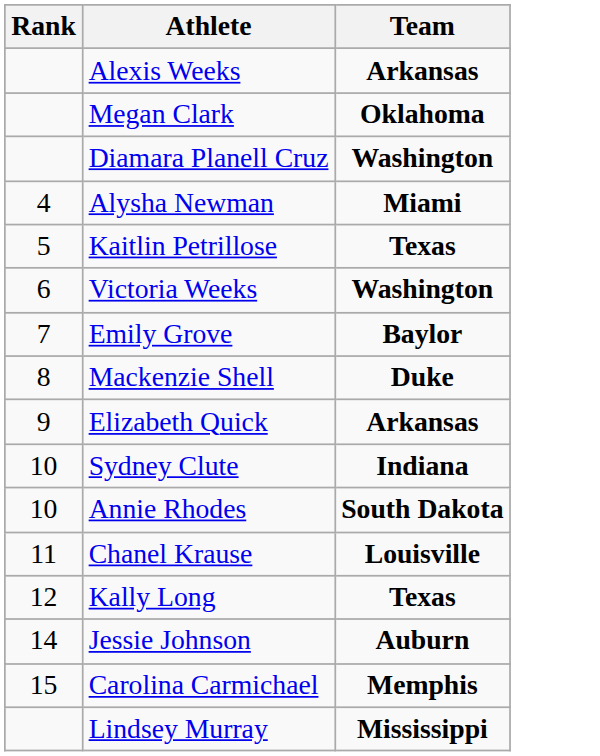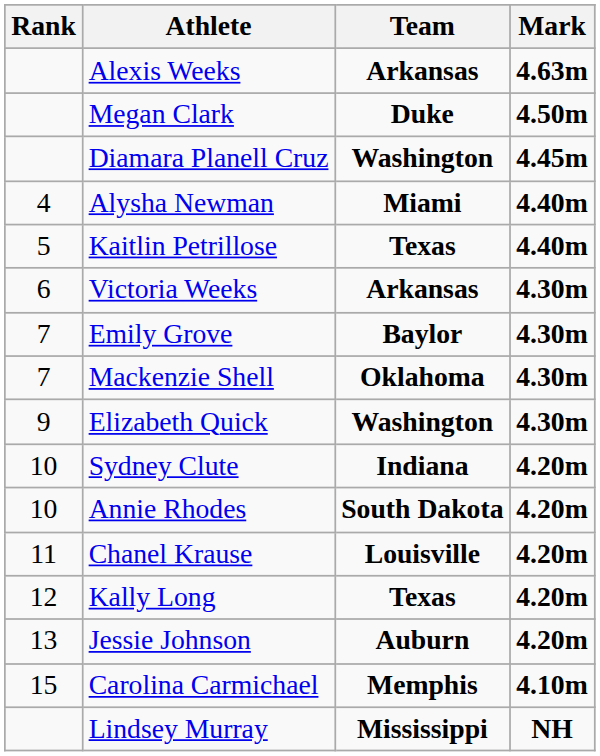+ column: (552, 26)
(422, 114) Oklahoma -> (422, 114) Duke
(422, 289) Washington -> (422, 289) Arkansas
(44, 377) 8 -> (44, 377) 7
(422, 377) Duke -> (422, 377) Oklahoma
(422, 421) Arkansas -> (422, 421) Washington
(44, 641) 14 -> (44, 641) 13
